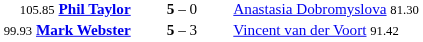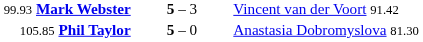rows swapped: (75, 9) <-> (67, 30)
